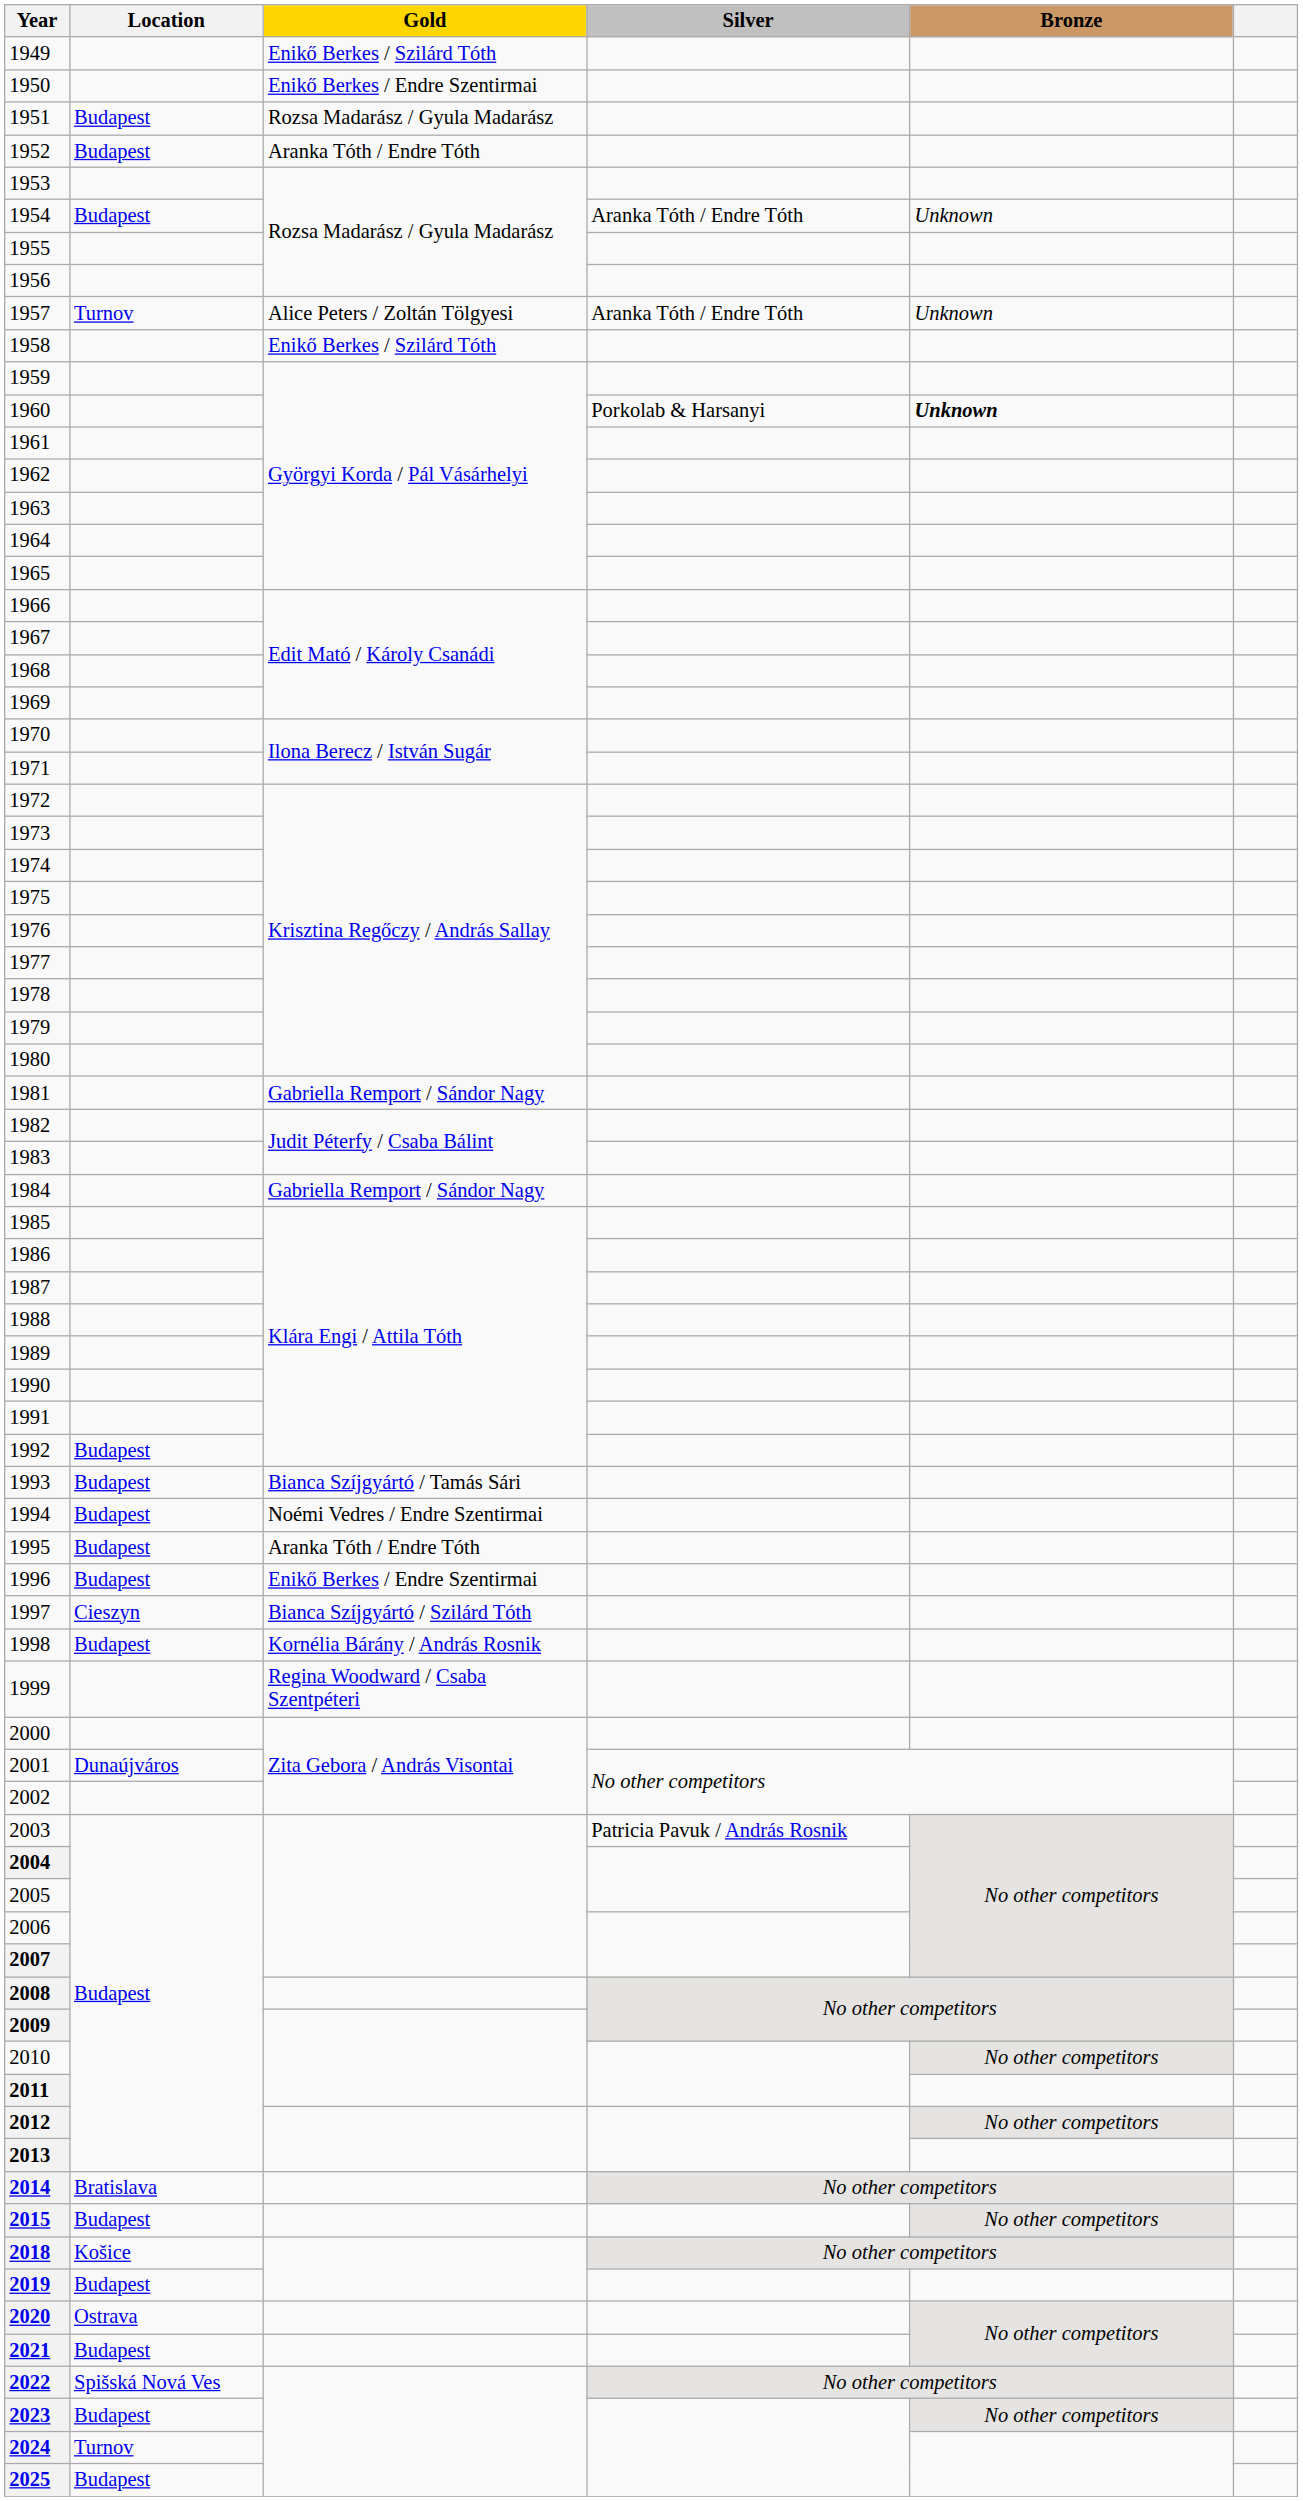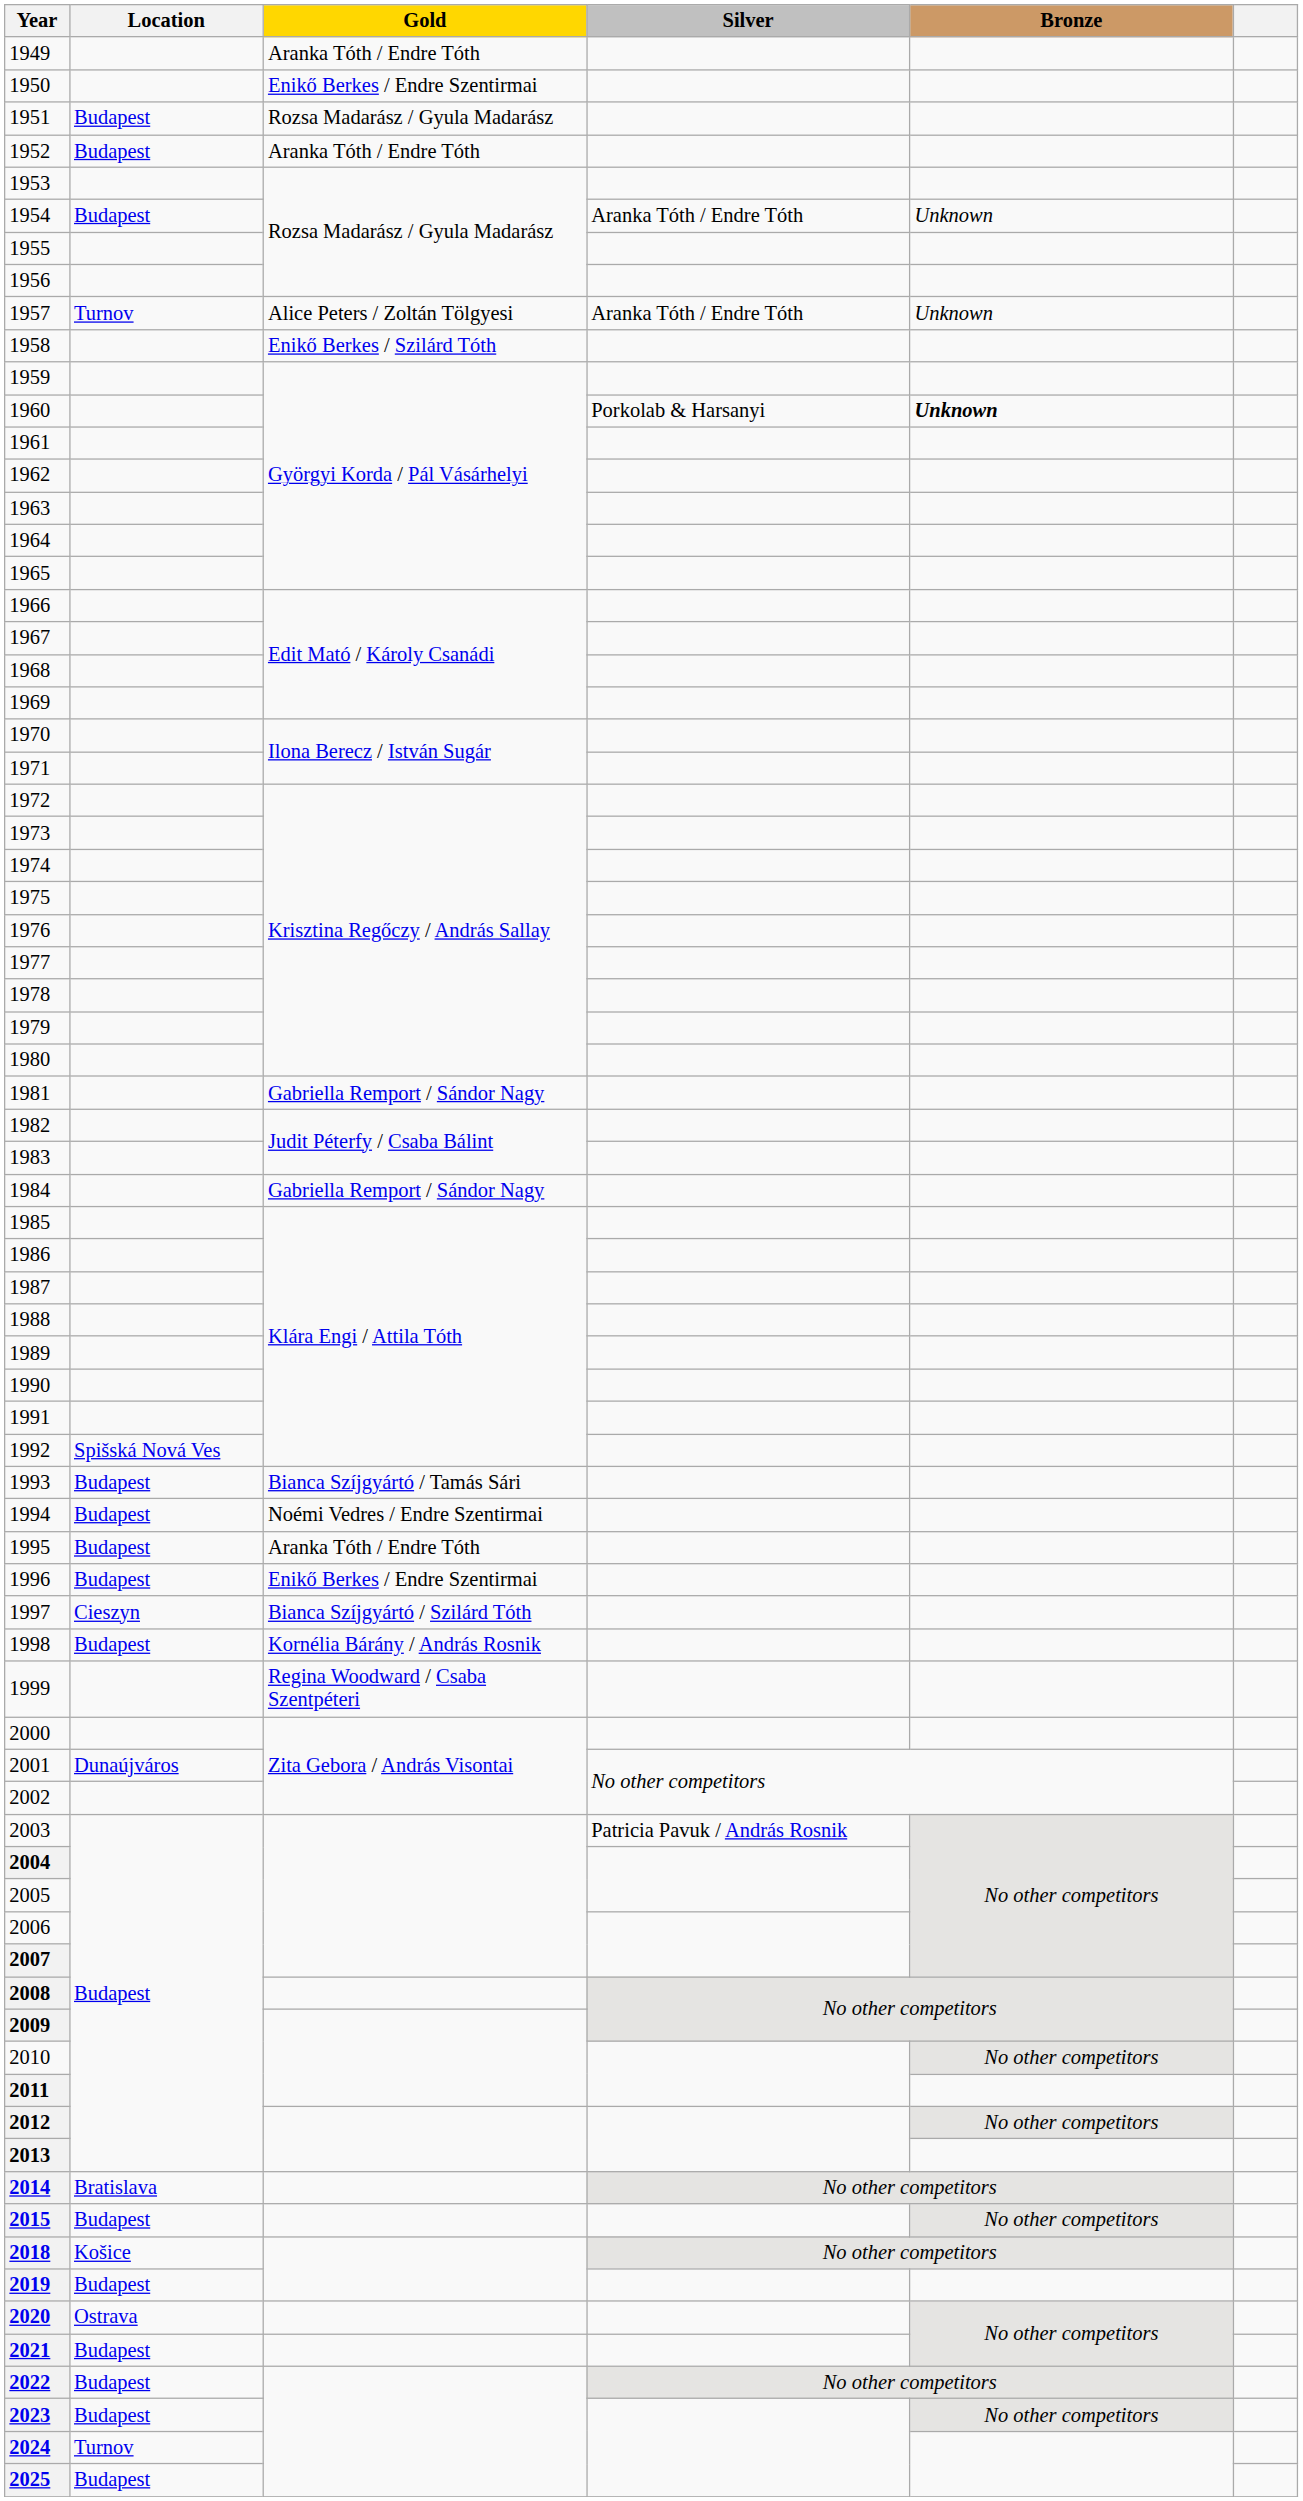(382, 53) Enikő Berkes / Szilárd Tóth -> (374, 53) Aranka Tóth / Endre Tóth
(112, 1449) Budapest -> (147, 1449) Spišská Nová Ves
(147, 2382) Spišská Nová Ves -> (112, 2382) Budapest
